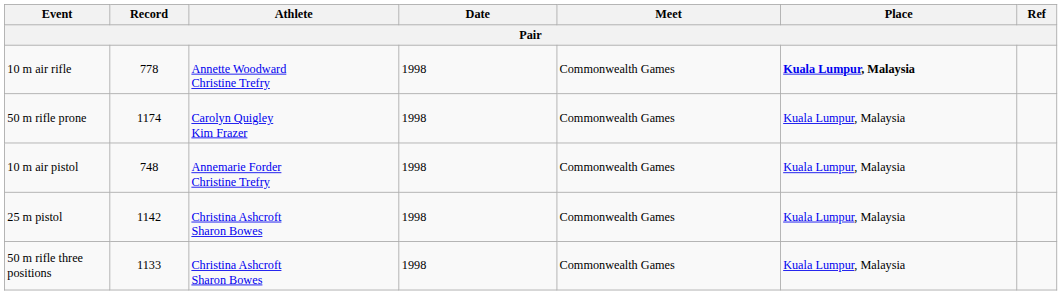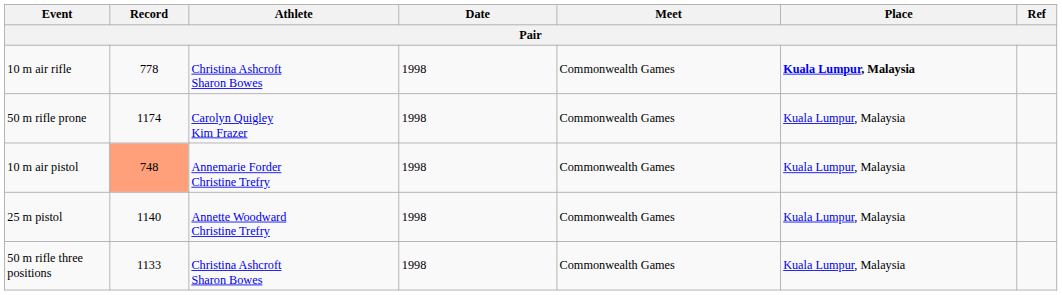(239, 77) Annette Woodward Christine Trefry -> (236, 77) Christina Ashcroft Sharon Bowes
(149, 167) no background -> (149, 167) lightsalmon background
(149, 217) 1142 -> (149, 217) 1140
(236, 224) Christina Ashcroft Sharon Bowes -> (239, 224) Annette Woodward Christine Trefry
